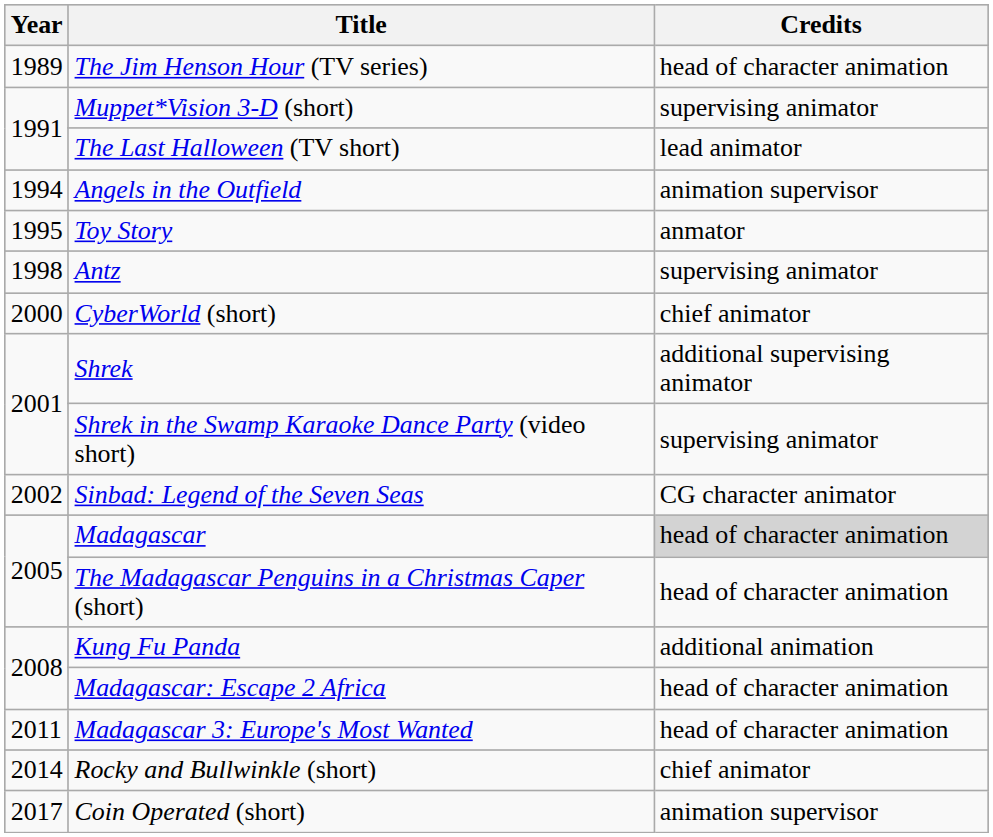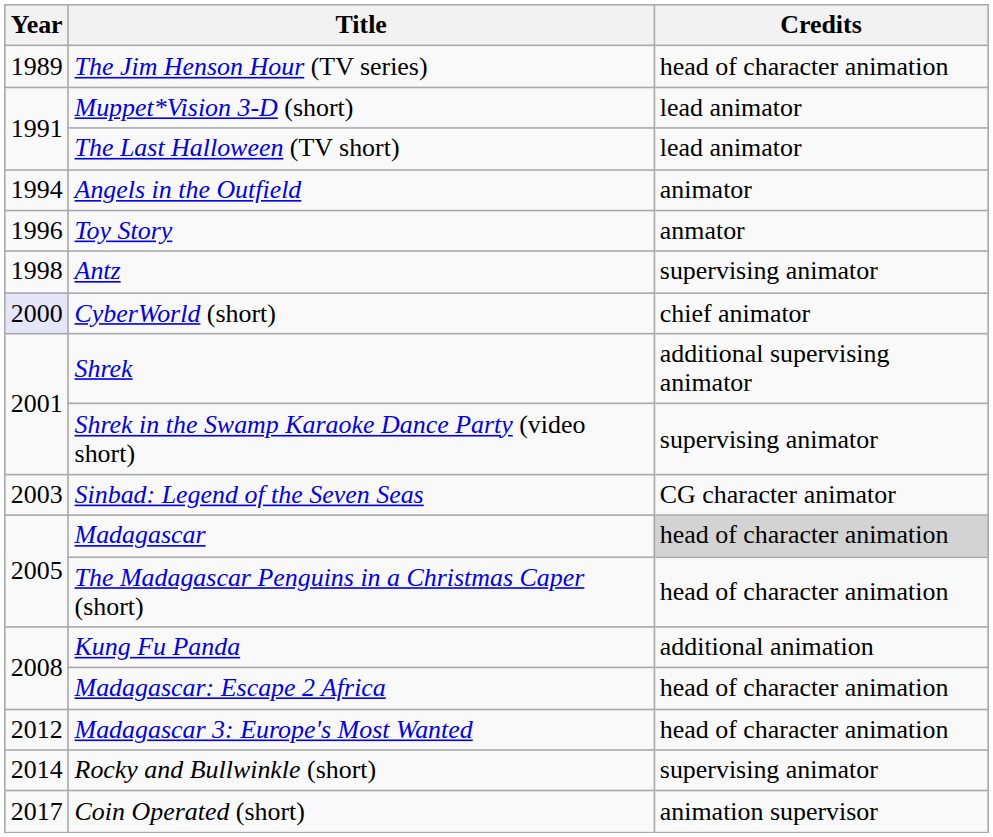(769, 107) supervising animator -> (731, 107) lead animator
(769, 189) animation supervisor -> (706, 189) animator
(37, 230) 1995 -> (37, 230) 1996
(37, 312) no background -> (37, 312) lavender background
(37, 494) 2002 -> (37, 494) 2003
(36, 729) 2011 -> (37, 729) 2012
(735, 770) chief animator -> (769, 770) supervising animator
